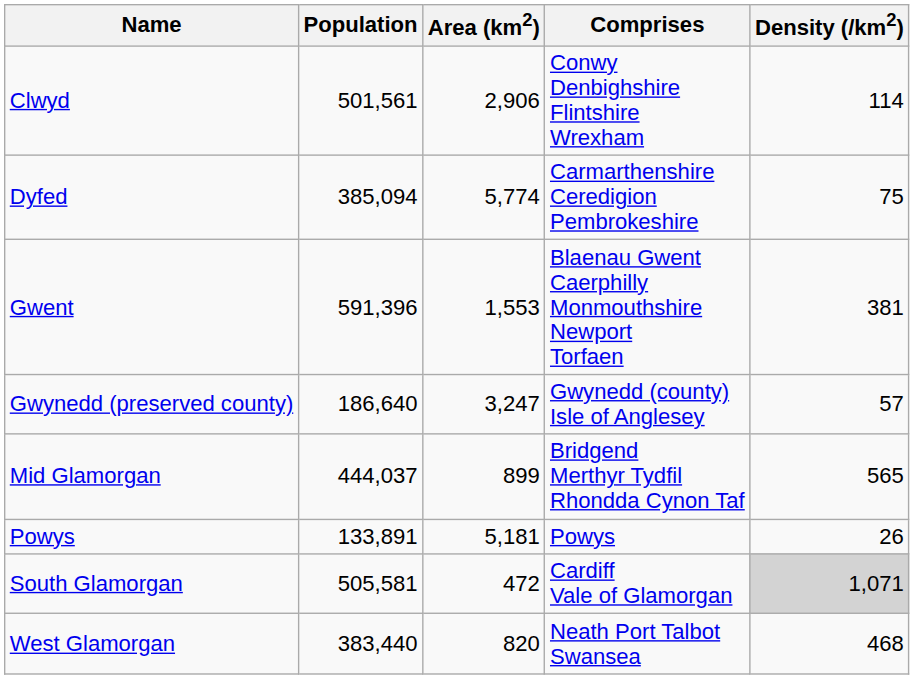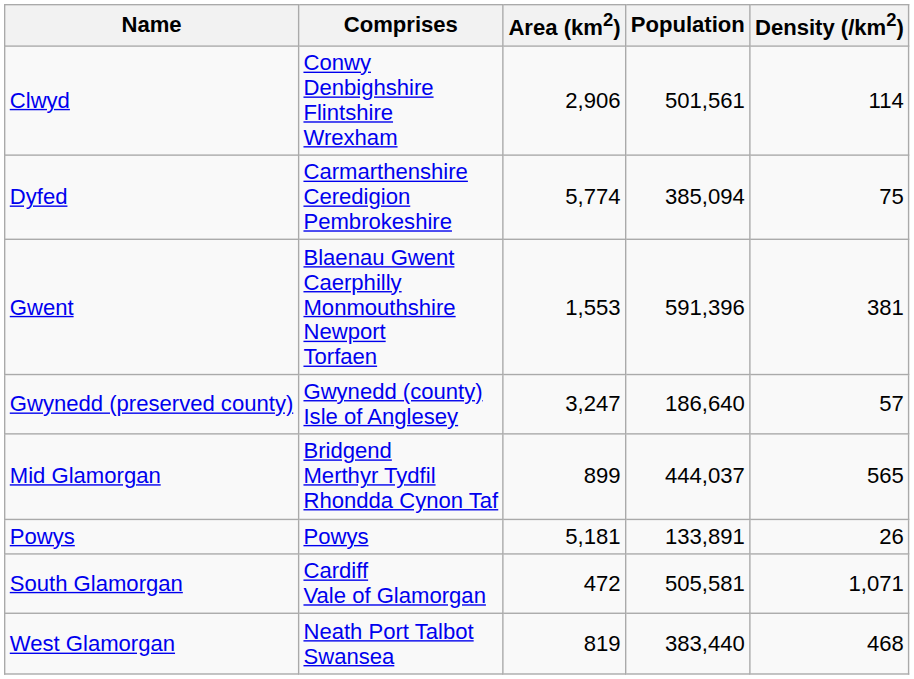columns swapped: (647, 24) <-> (360, 24)
(876, 583) lightgrey background -> (876, 583) no background
(521, 643) 820 -> (602, 643) 819
